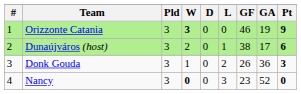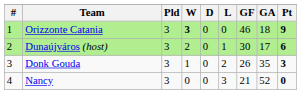(265, 30) 19 -> (265, 30) 18
(245, 47) 38 -> (245, 47) 30
(265, 64) 36 -> (265, 64) 35
(187, 81) bold -> (187, 81) normal
(245, 81) 23 -> (245, 81) 21
